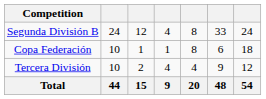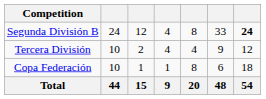(247, 31) normal -> (247, 31) bold
rows swapped: (53, 67) <-> (53, 49)
